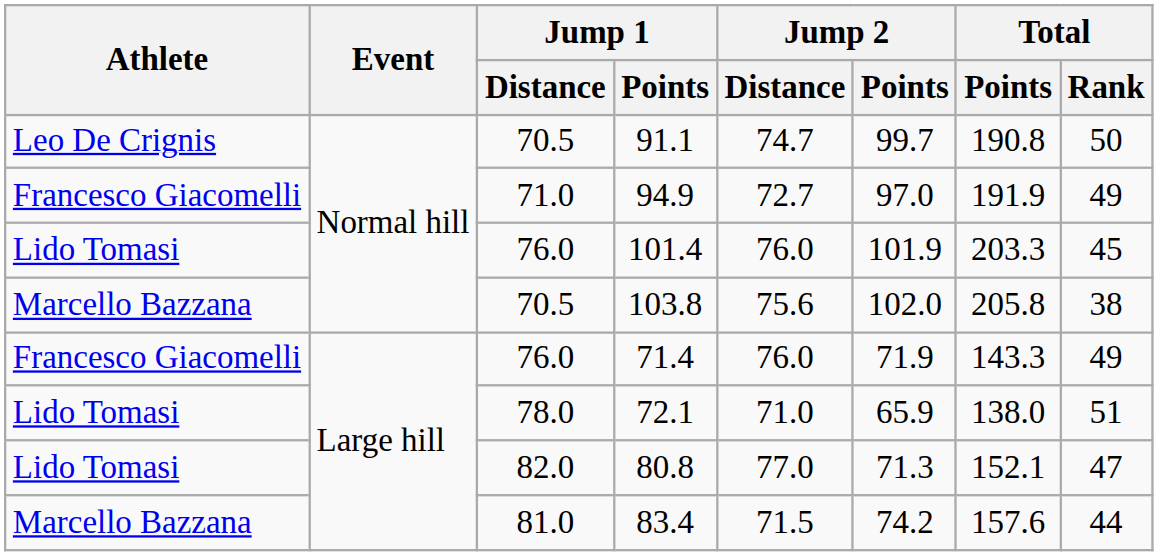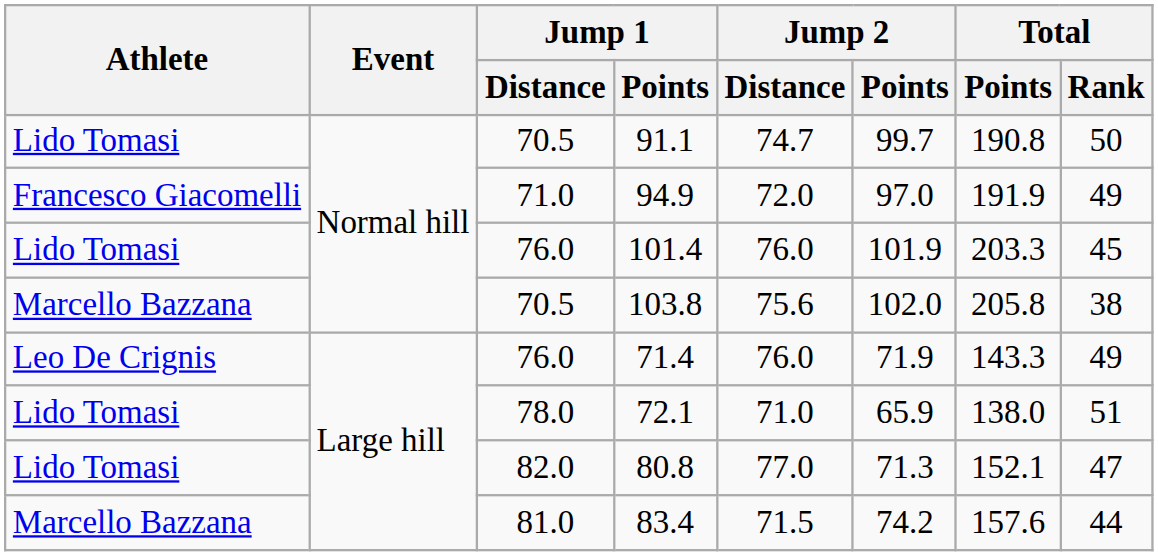(114, 140) Leo De Crignis -> (96, 140) Lido Tomasi
(785, 195) 72.7 -> (785, 195) 72.0
(157, 358) Francesco Giacomelli -> (114, 358) Leo De Crignis
